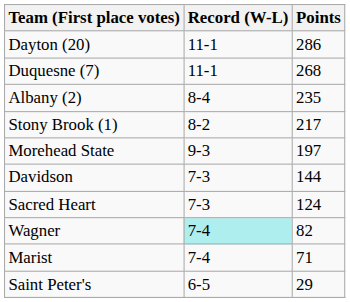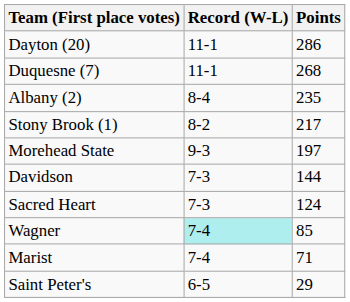(304, 230) 82 -> (304, 230) 85
